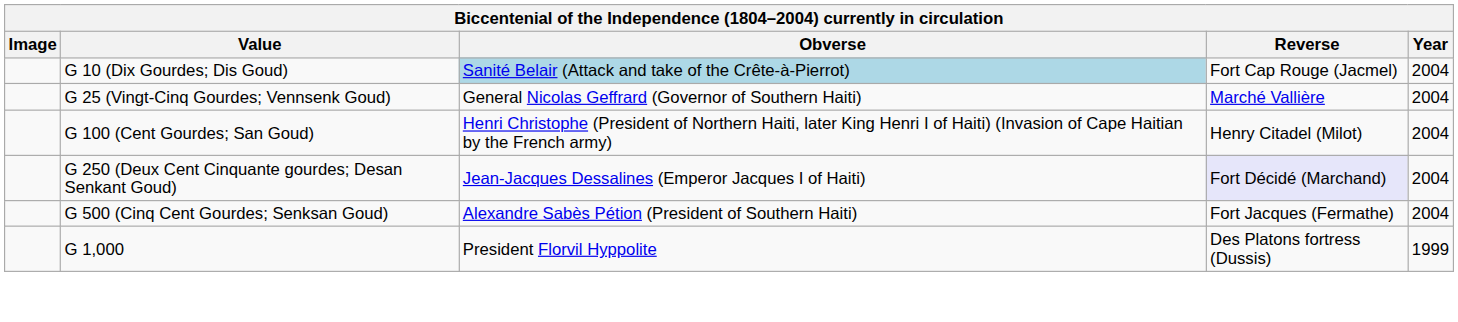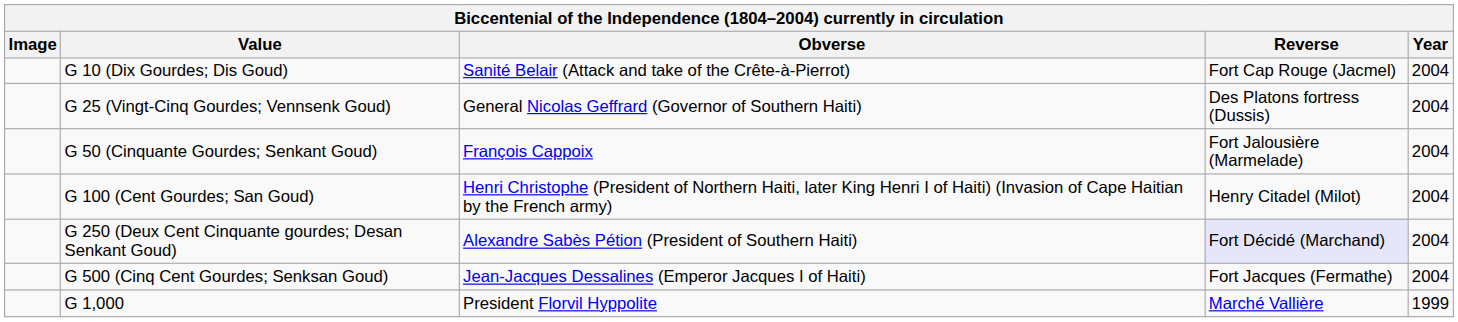(656, 71) lightblue background -> (656, 71) no background
(1267, 97) Marché Vallière -> (1284, 107) Des Platons fortress (Dussis)
+ row: (221, 152)
(664, 178) Jean-Jacques Dessalines (Emperor Jacques I of Haiti) -> (660, 241) Alexandre Sabès Pétion (President of Southern Haiti)
(660, 214) Alexandre Sabès Pétion (President of Southern Haiti) -> (664, 277) Jean-Jacques Dessalines (Emperor Jacques I of Haiti)
(1285, 249) Des Platons fortress (Dussis) -> (1266, 304) Marché Vallière
